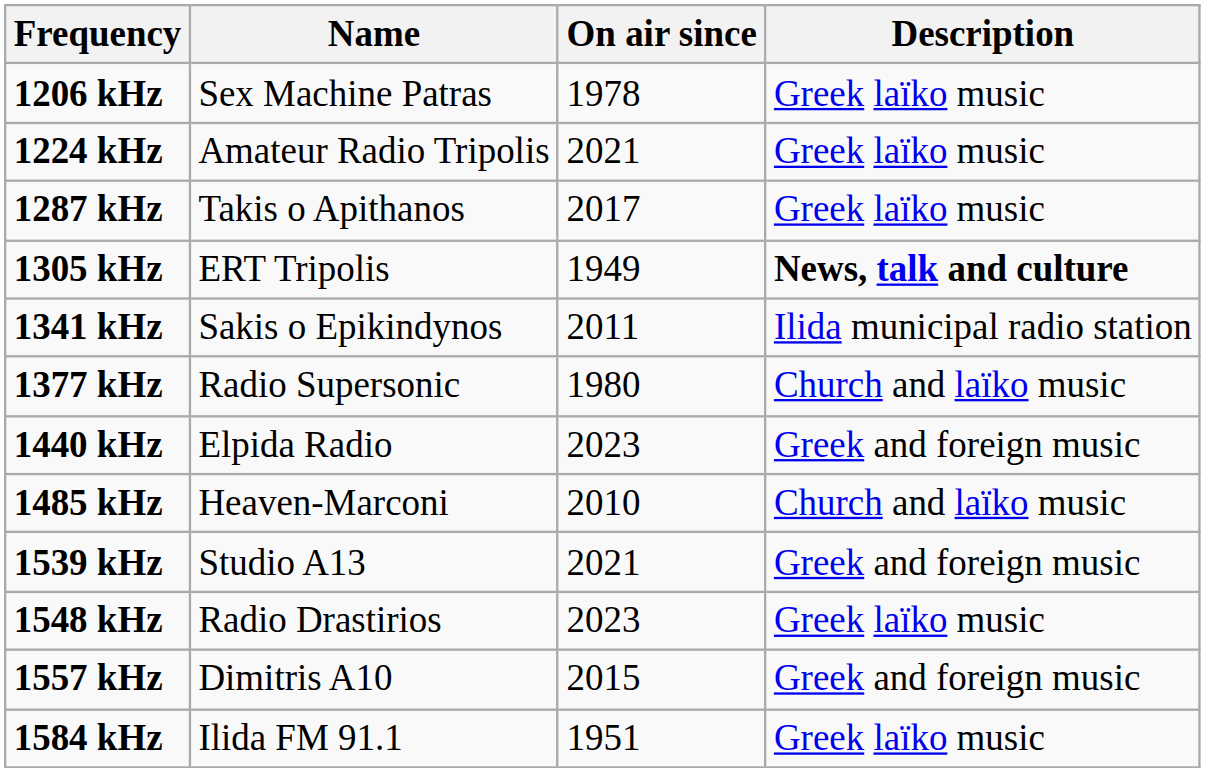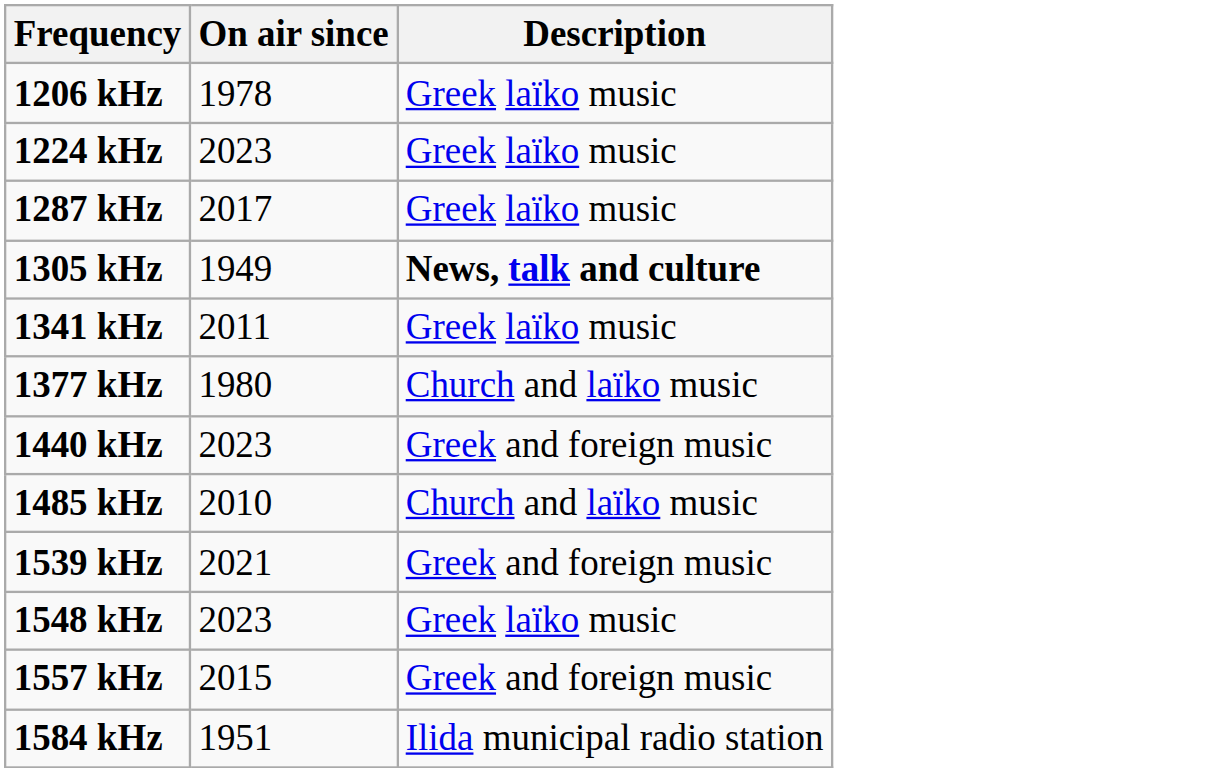- column: (374, 33)
(604, 151) 2021 -> (235, 151) 2023
(983, 326) Ilida municipal radio station -> (541, 326) Greek laïko music
(909, 737) Greek laïko music -> (615, 737) Ilida municipal radio station
